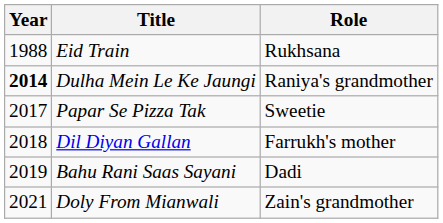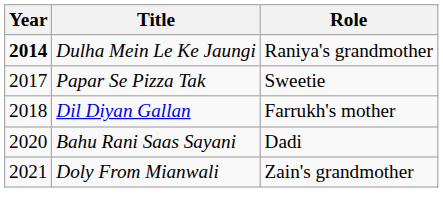- row: (93, 50)
(28, 171) 2019 -> (28, 141) 2020
